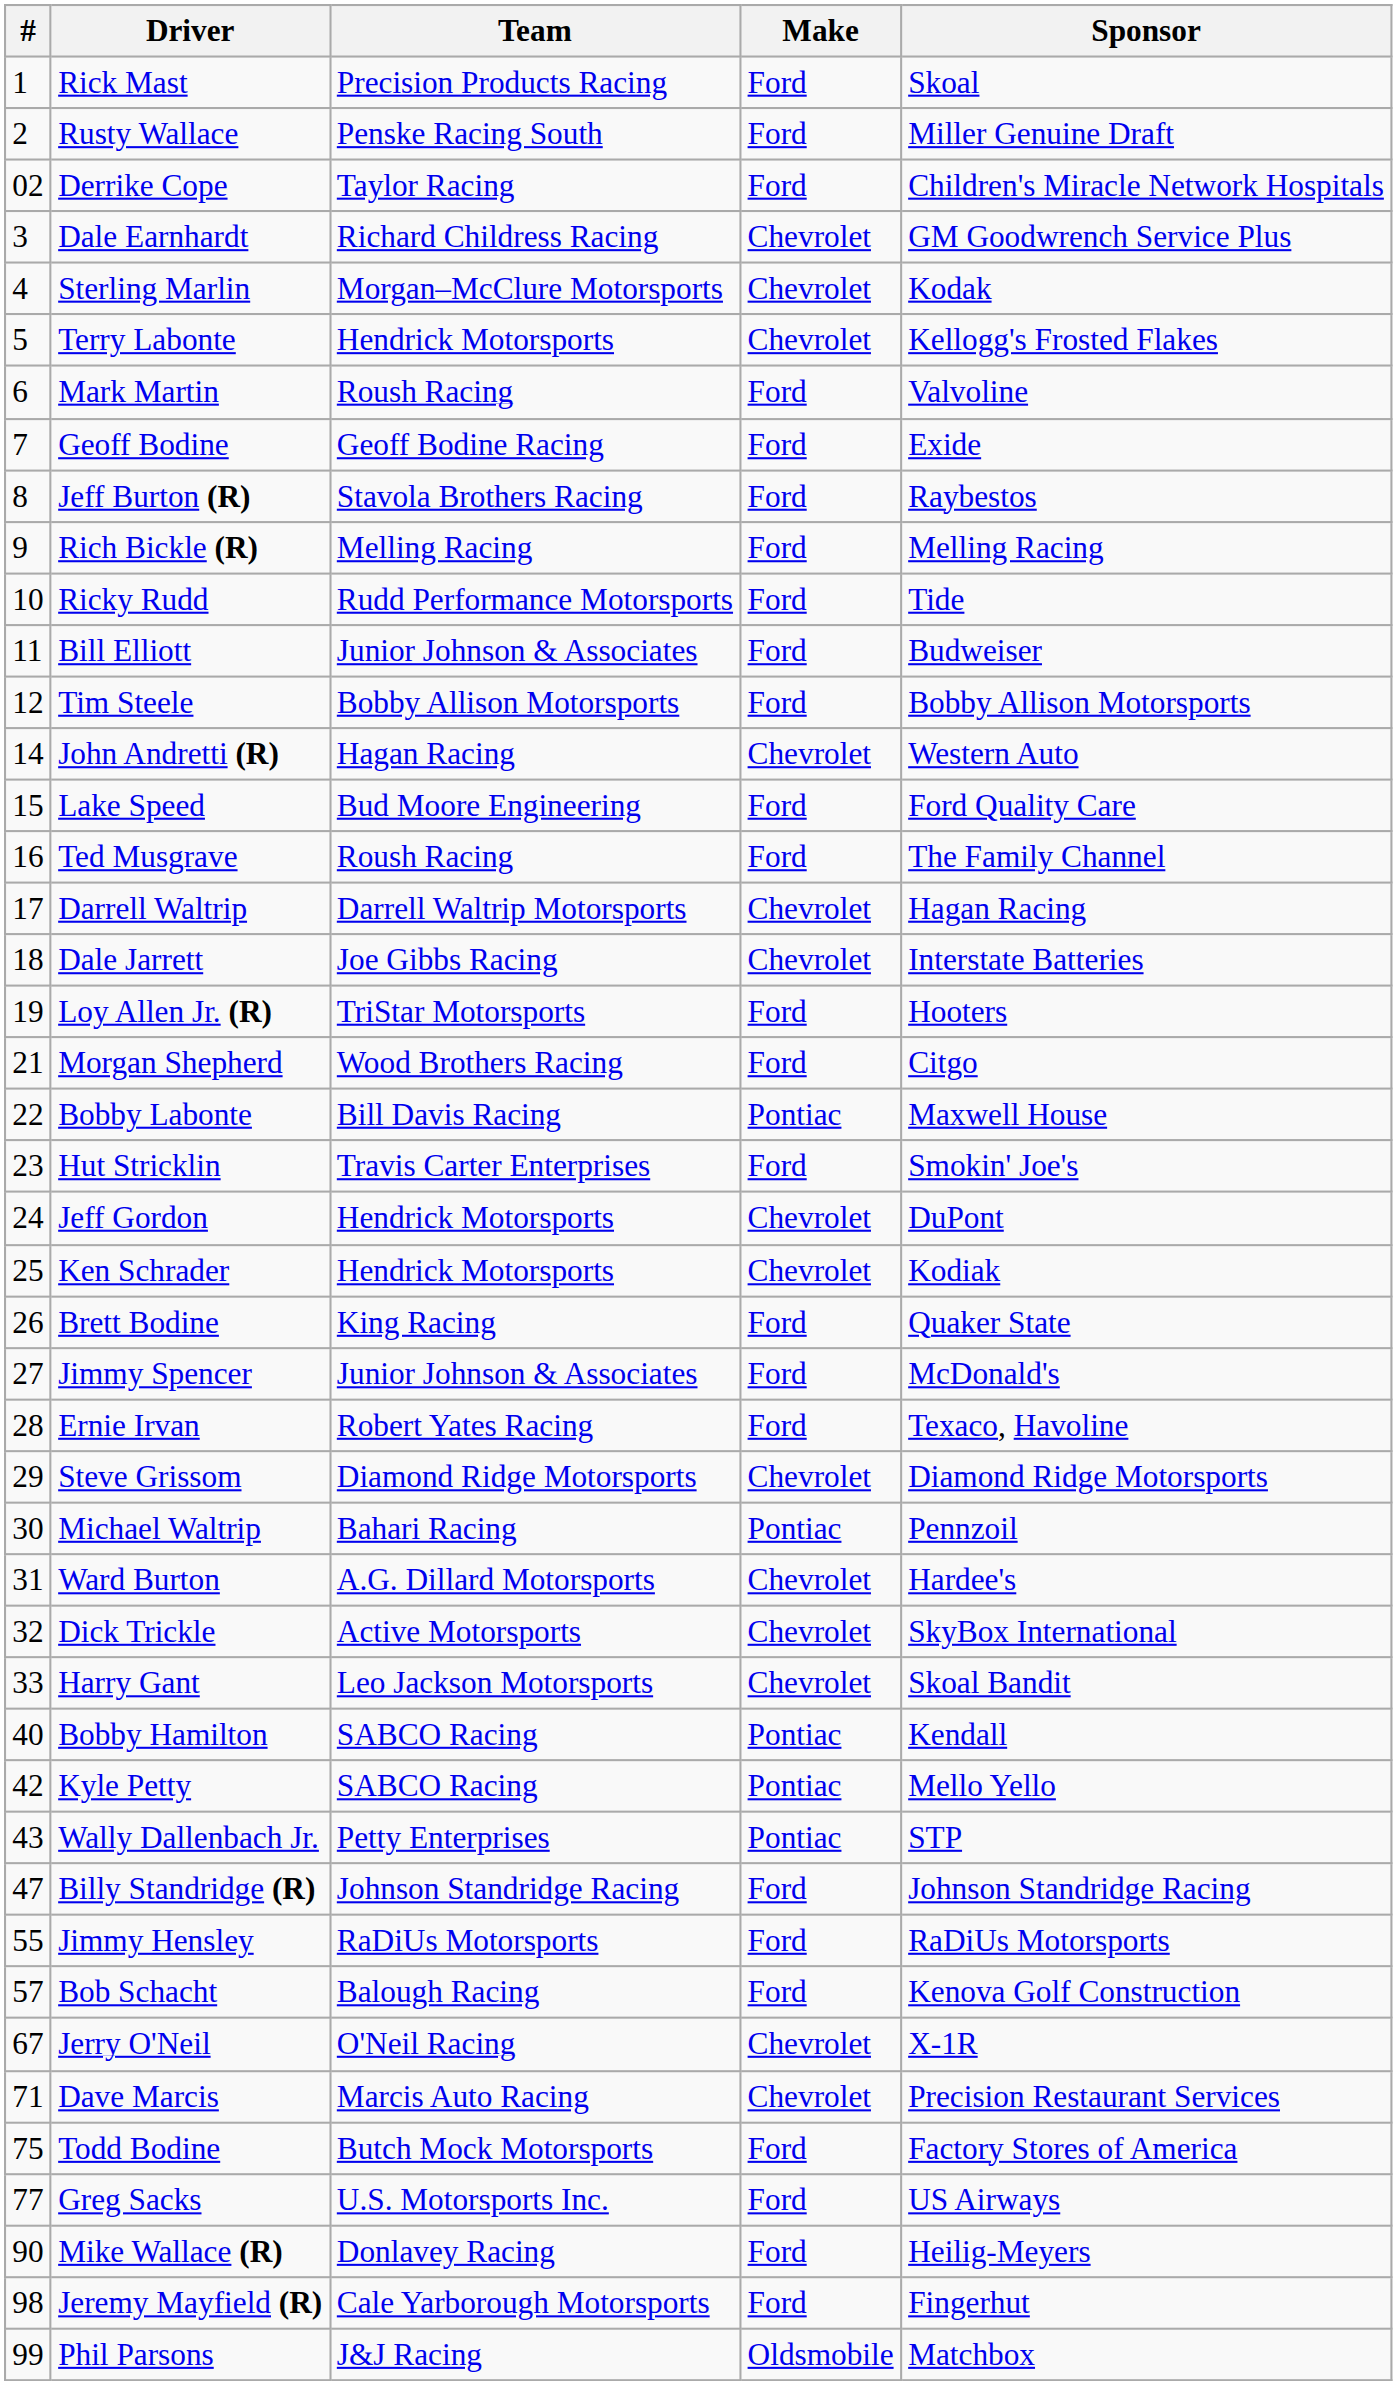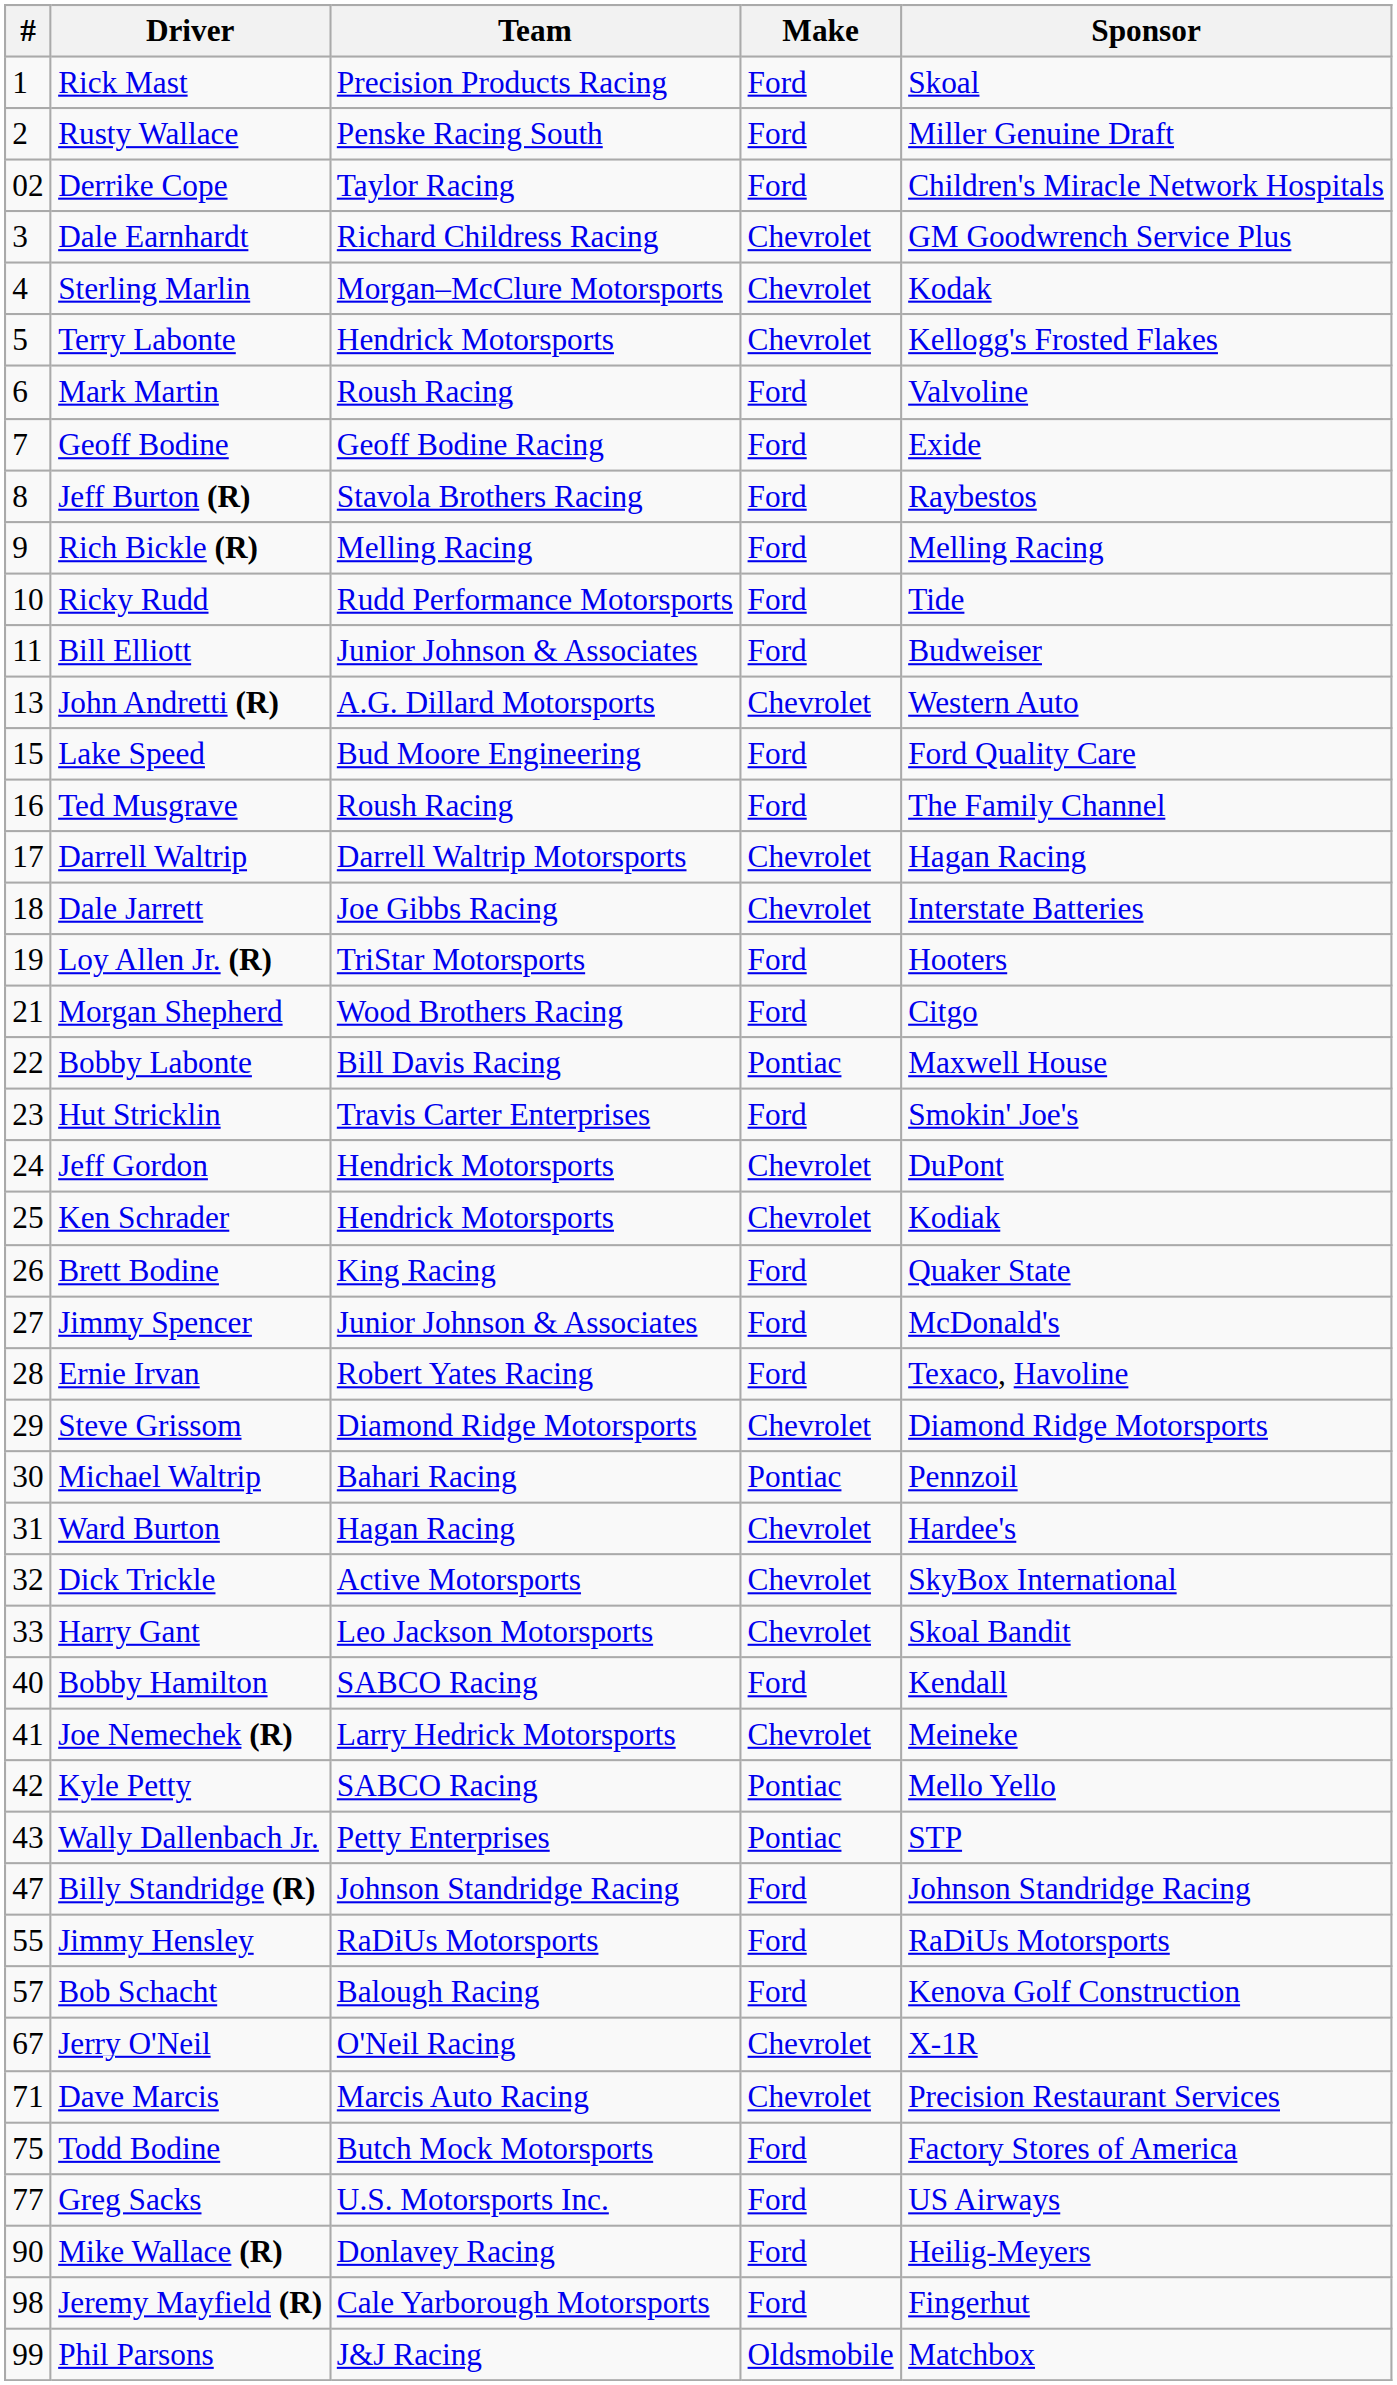- row: (126, 701)
(28, 753) 14 -> (28, 701) 13
(426, 753) Hagan Racing -> (496, 701) A.G. Dillard Motorsports
(496, 1579) A.G. Dillard Motorsports -> (426, 1527) Hagan Racing
(795, 1734) Pontiac -> (777, 1682) Ford
+ row: (175, 1734)
